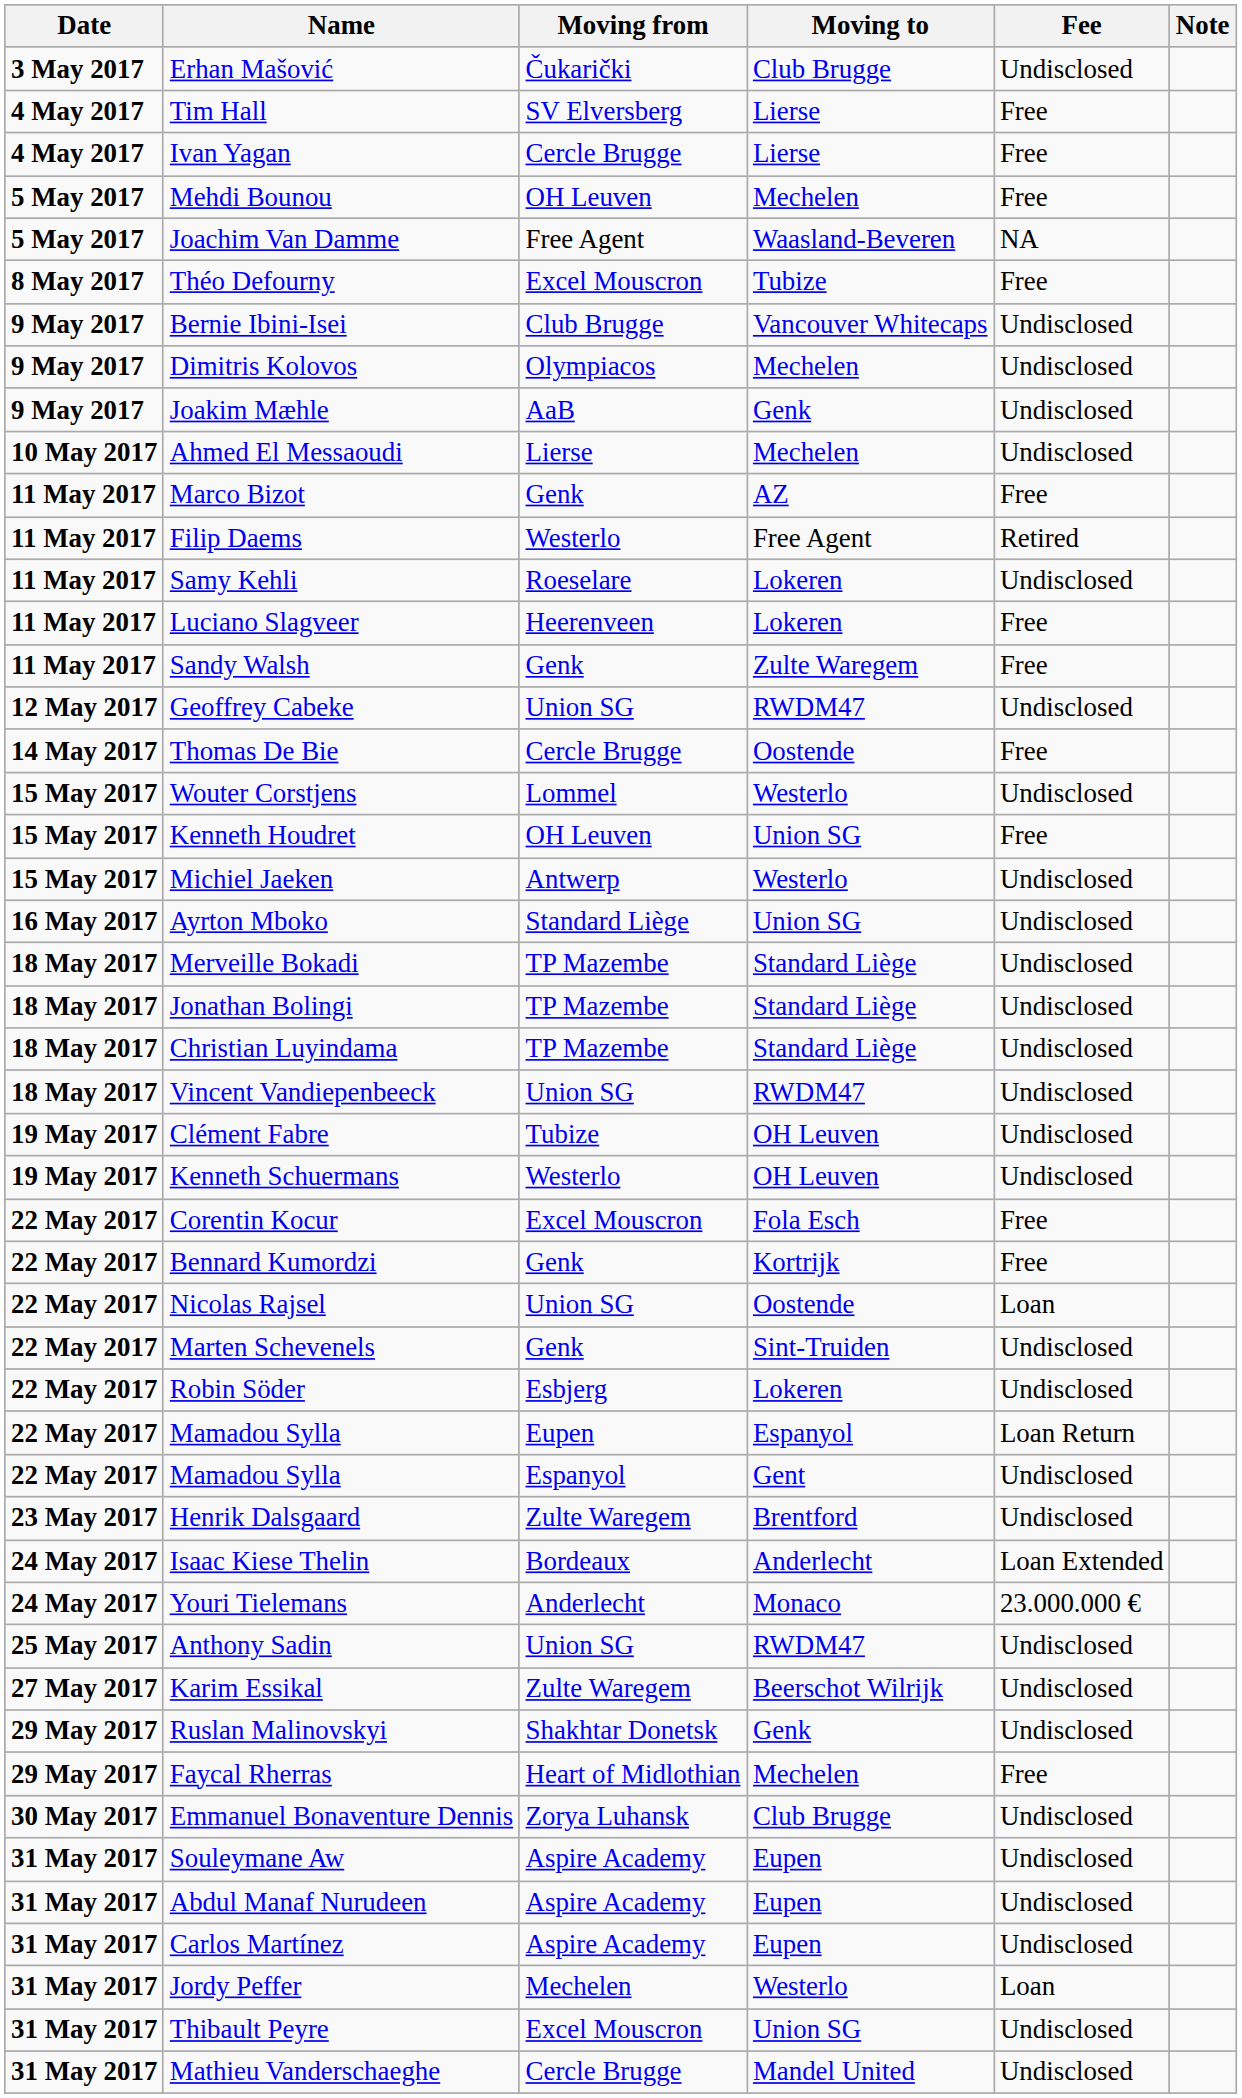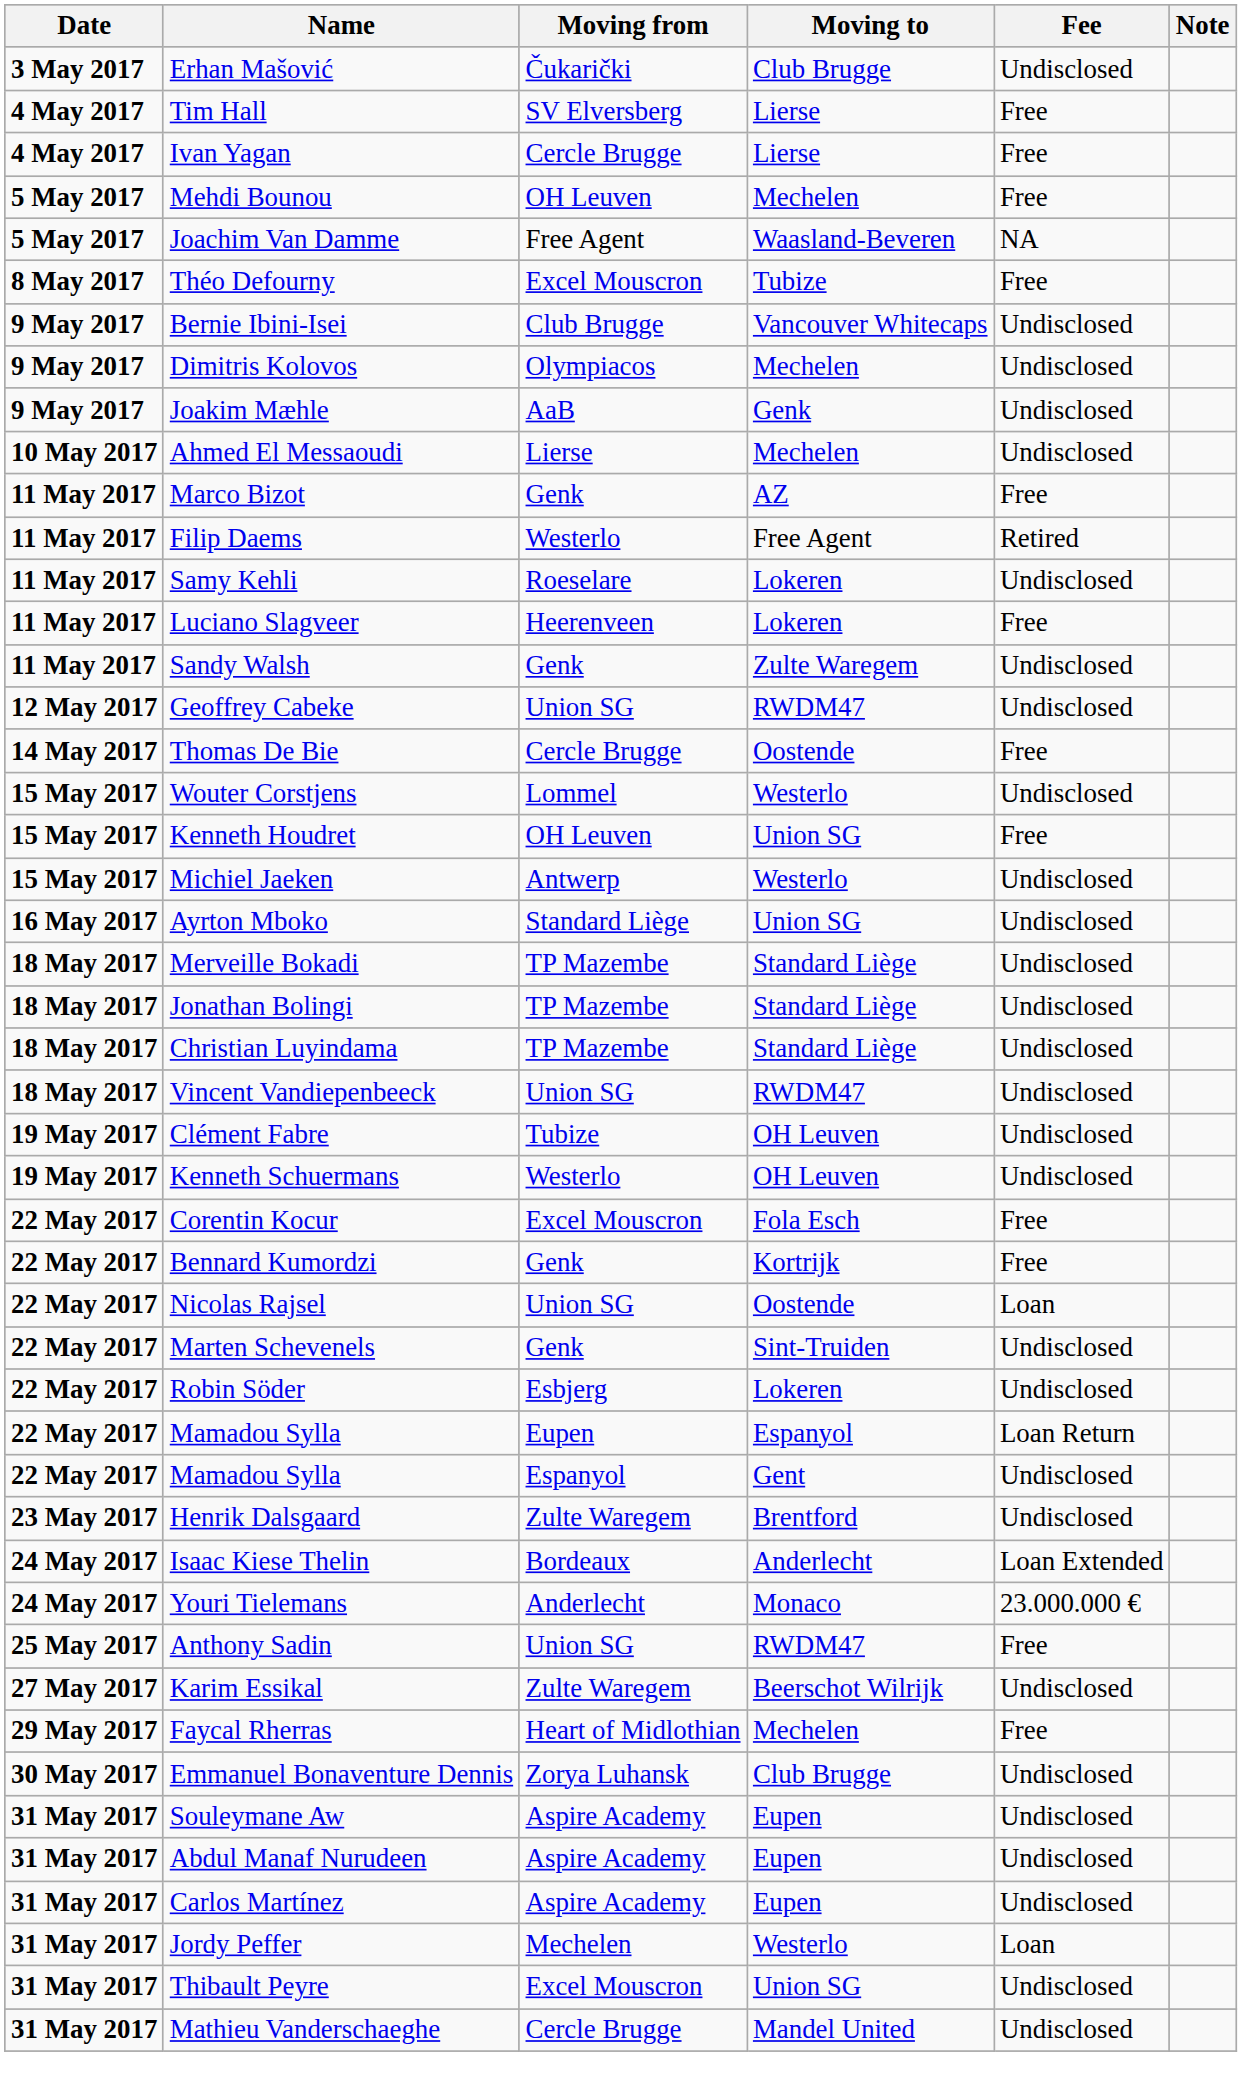(1024, 665) Free -> (1066, 665) Undisclosed
(1066, 1645) Undisclosed -> (1024, 1645) Free
- row: (278, 1731)
